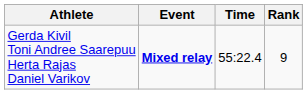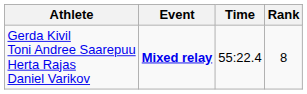(283, 57) 9 -> (283, 57) 8
